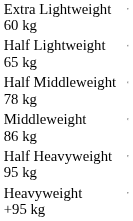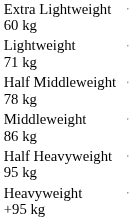- row: (55, 54)
+ row: (40, 54)
